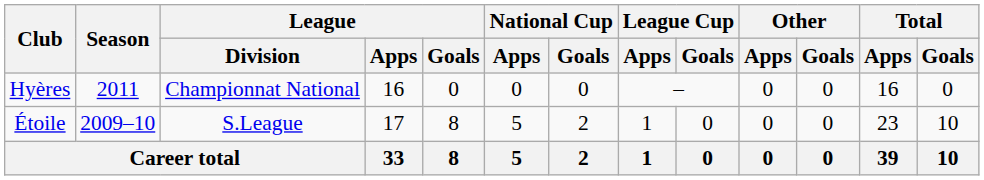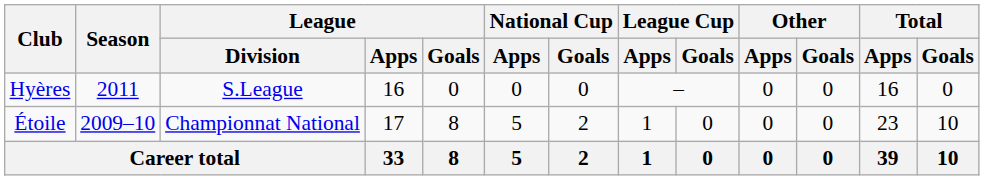(262, 89) Championnat National -> (262, 89) S.League
(262, 123) S.League -> (262, 123) Championnat National
